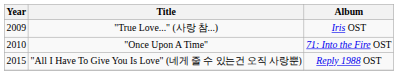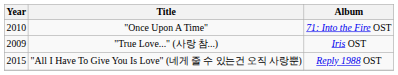rows swapped: (166, 28) <-> (166, 45)
